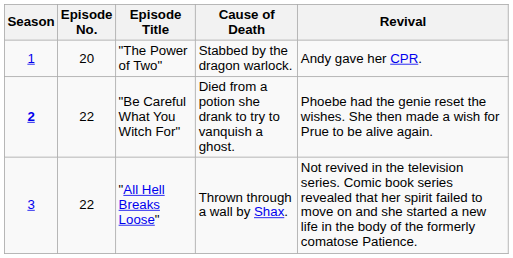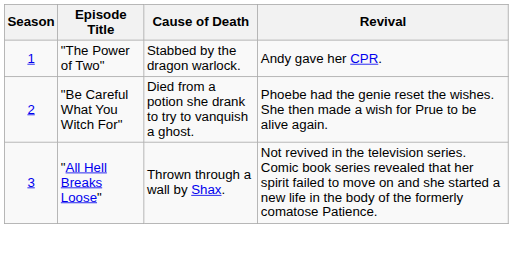- column: (87, 22)
(31, 116) bold -> (31, 109) normal
